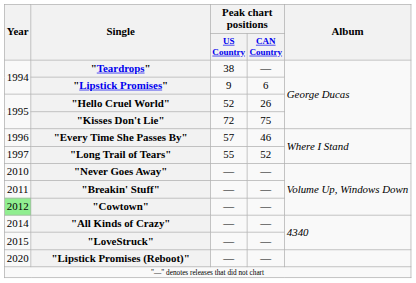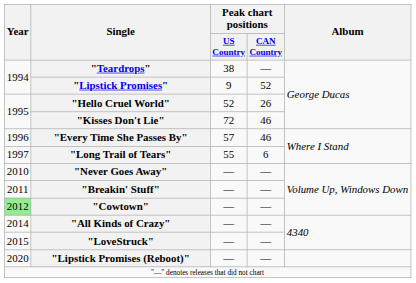(266, 85) 6 -> (266, 85) 52
(266, 120) 75 -> (266, 120) 46
(266, 154) 52 -> (266, 154) 6
